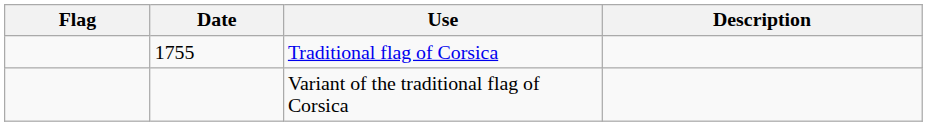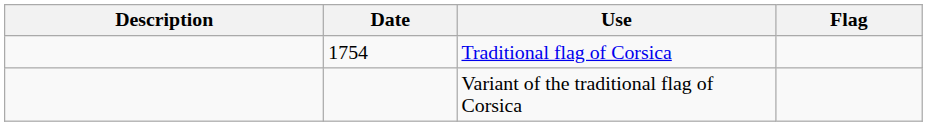columns swapped: (77, 20) <-> (762, 20)
(175, 51) 1755 -> (348, 51) 1754
